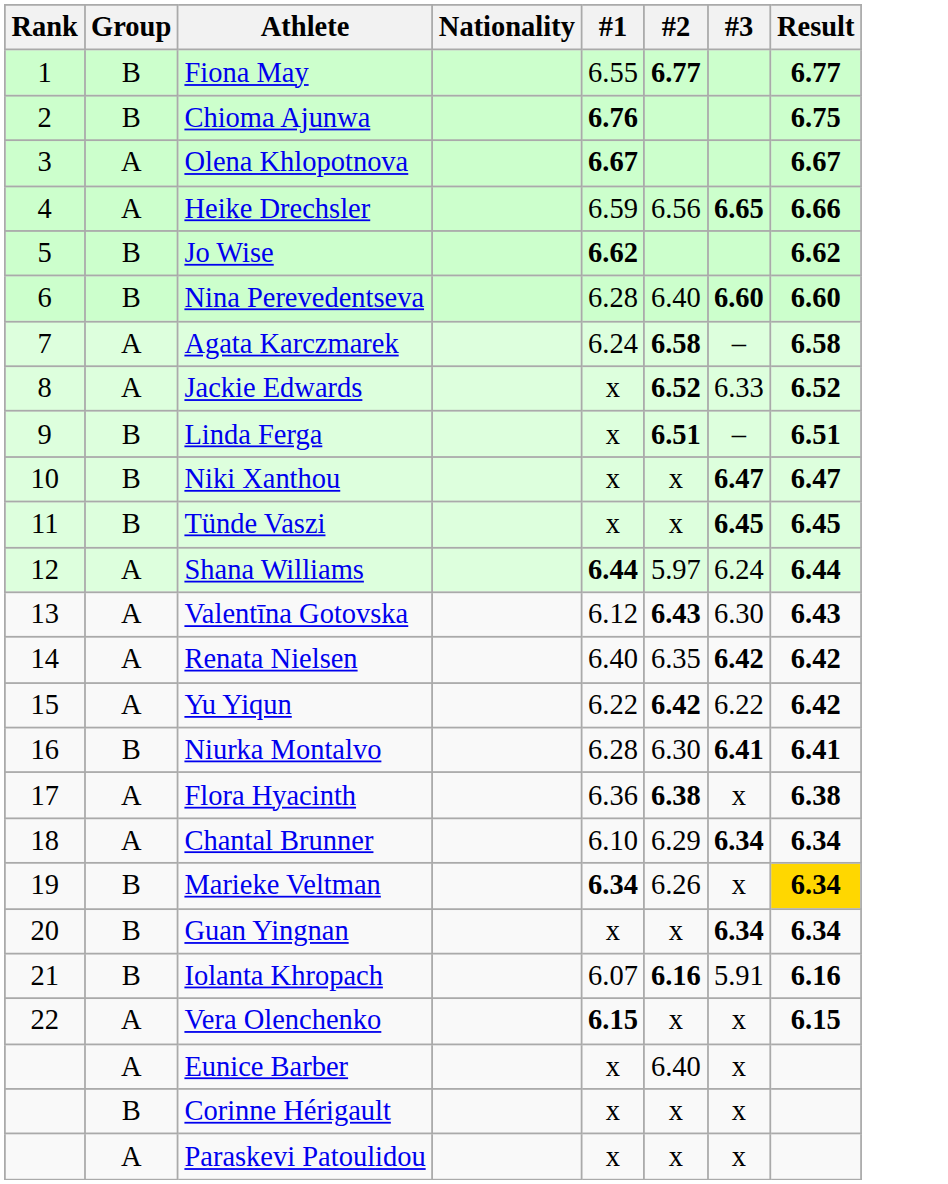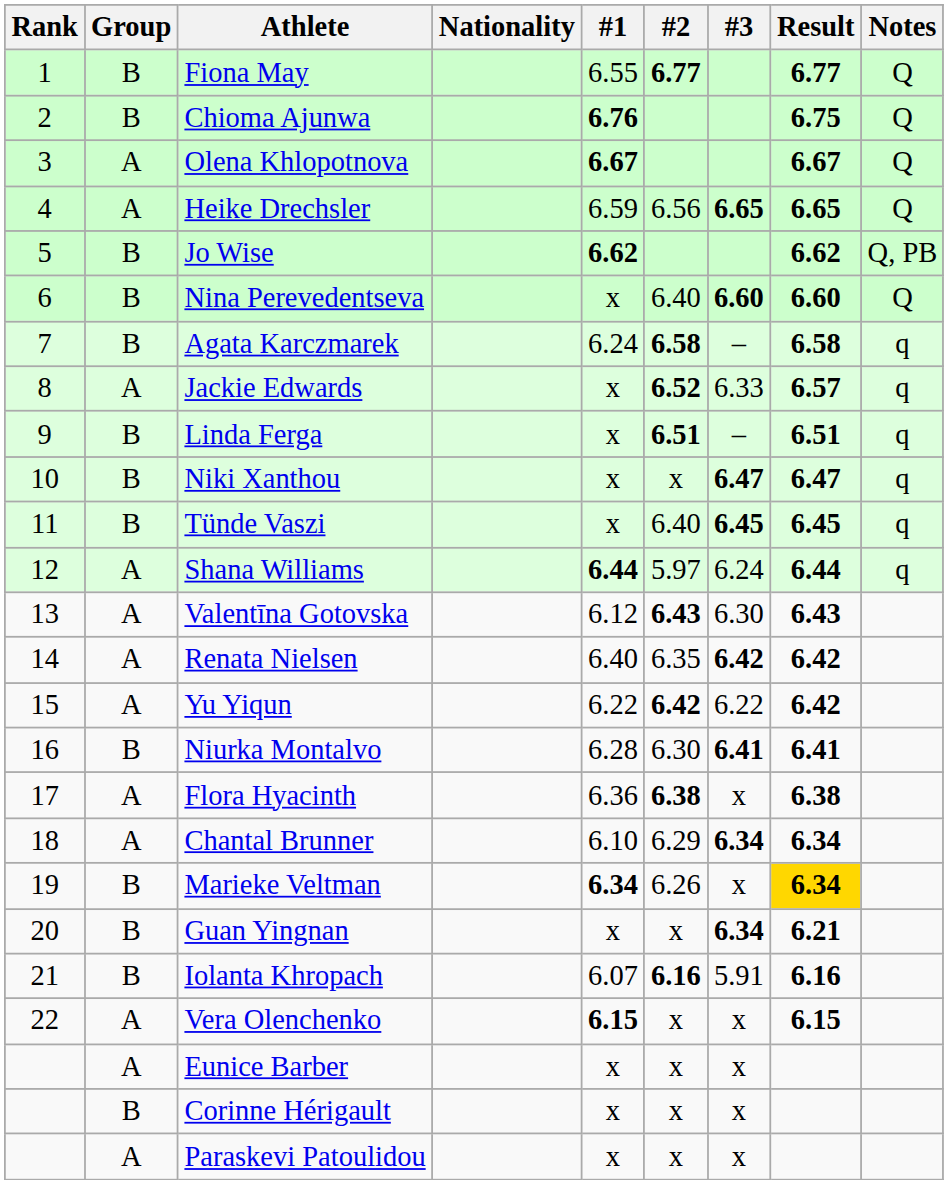+ column: (902, 27)
(816, 207) 6.66 -> (816, 207) 6.65
(613, 298) 6.28 -> (613, 298) x
(131, 343) A -> (131, 343) B
(816, 388) 6.52 -> (816, 388) 6.57
(676, 523) x -> (676, 523) 6.40
(816, 930) 6.34 -> (816, 930) 6.21
(676, 1065) 6.40 -> (676, 1065) x
